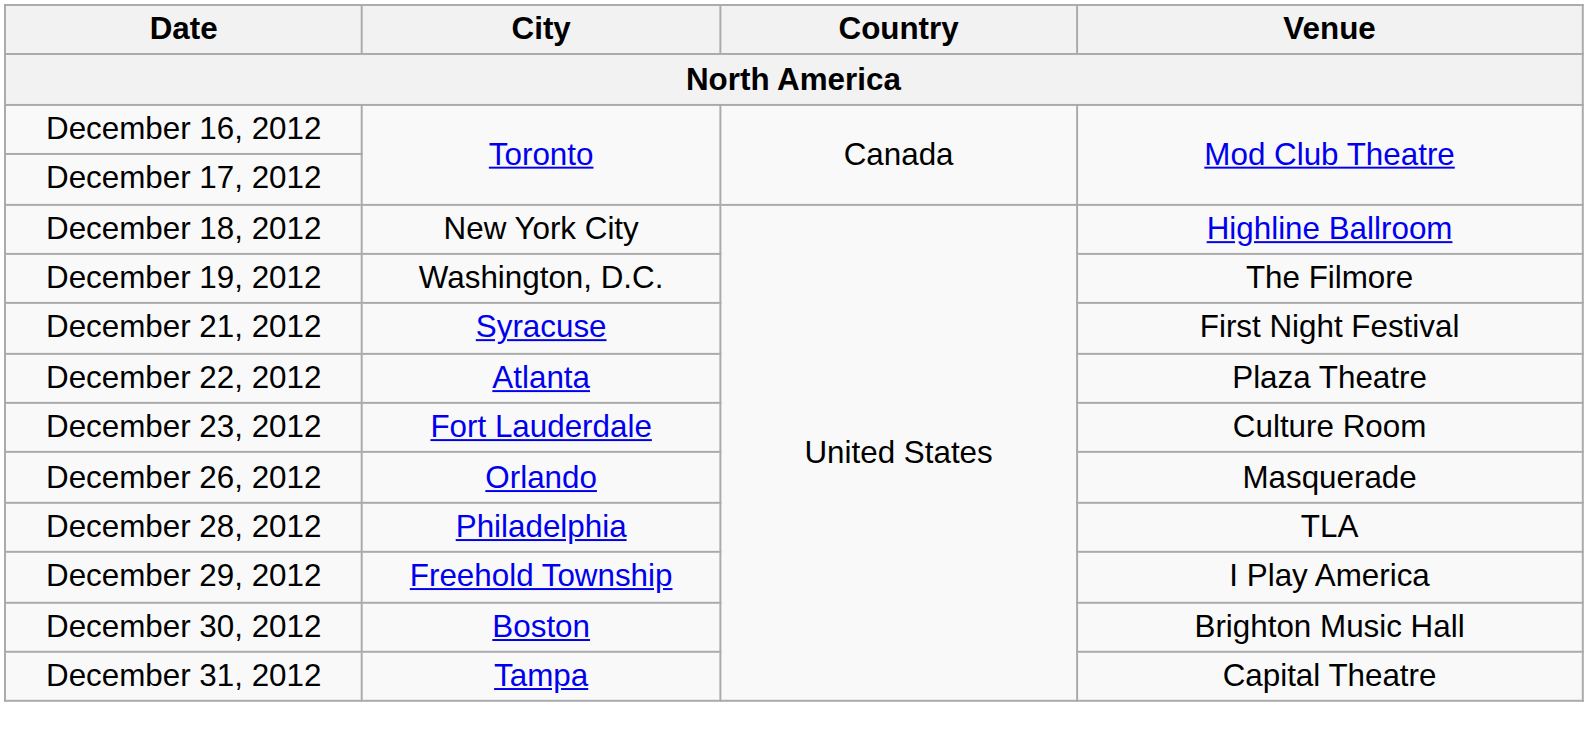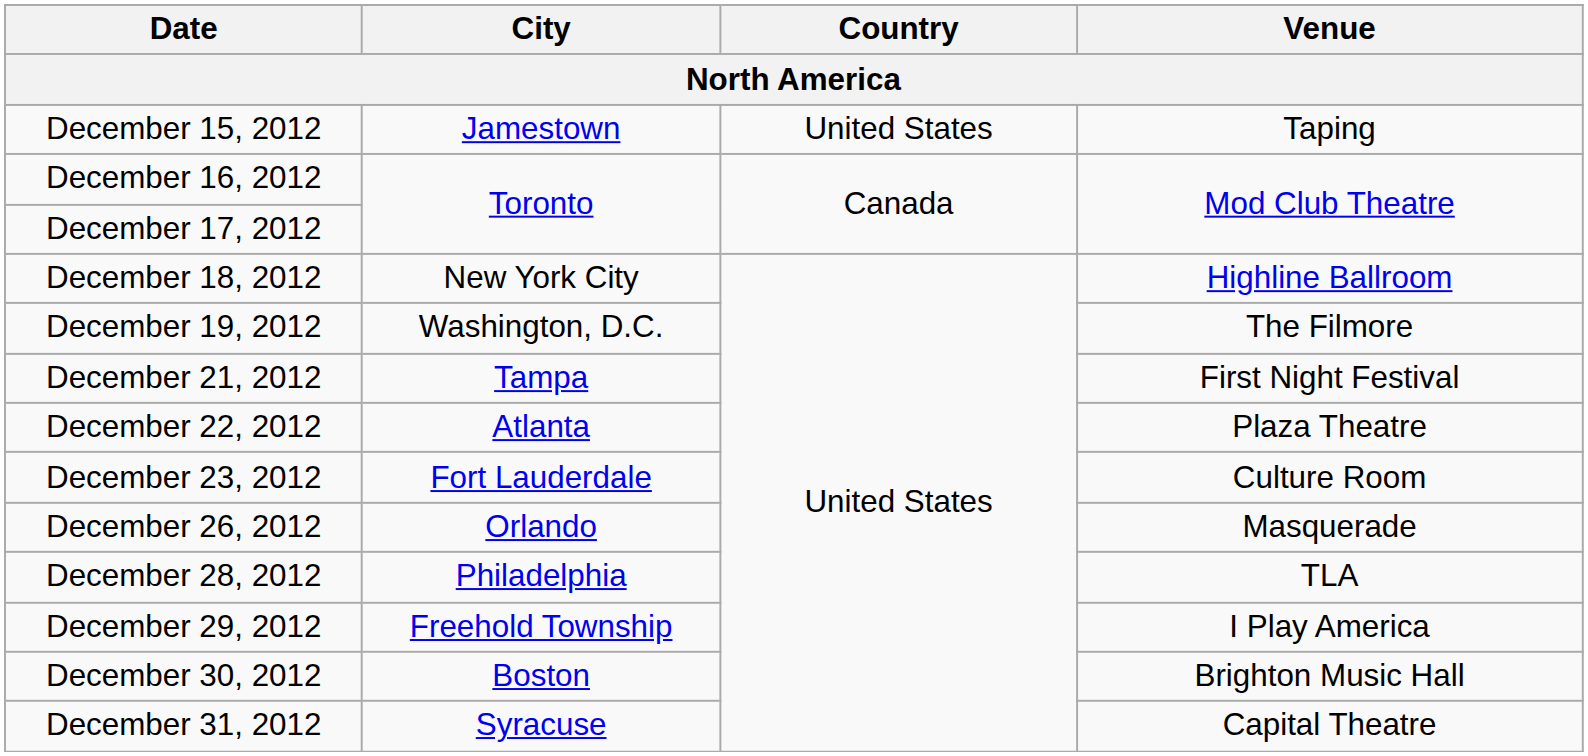+ row: (184, 128)
(541, 327) Syracuse -> (541, 377) Tampa
(541, 675) Tampa -> (541, 725) Syracuse
